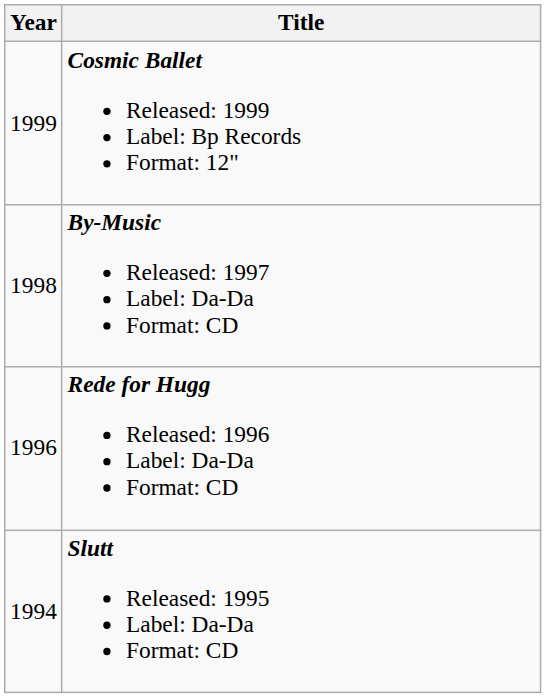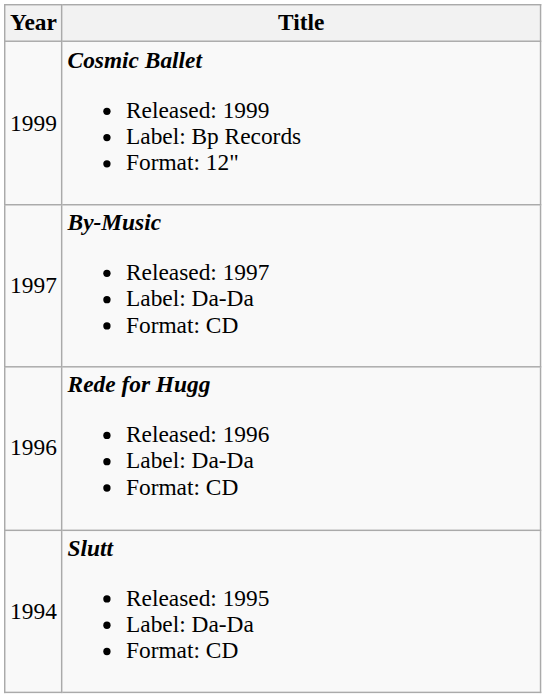(33, 285) 1998 -> (33, 285) 1997
